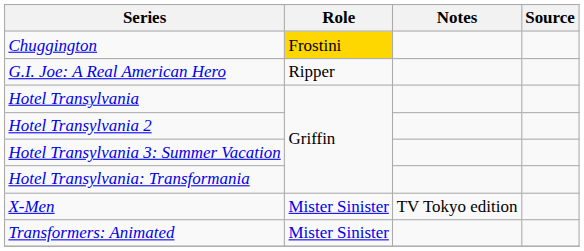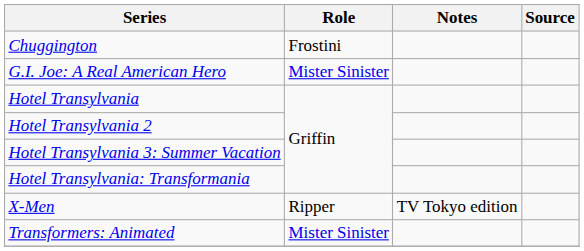(315, 44) gold background -> (315, 44) no background
(312, 71) Ripper -> (339, 71) Mister Sinister
(339, 206) Mister Sinister -> (312, 206) Ripper
